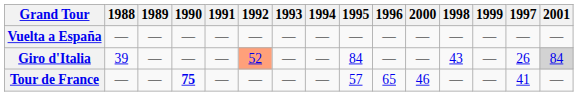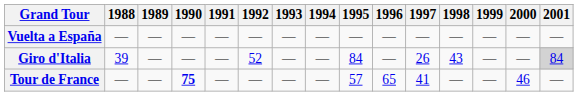columns swapped: (523, 15) <-> (423, 15)
(255, 58) lightsalmon background -> (255, 58) no background
